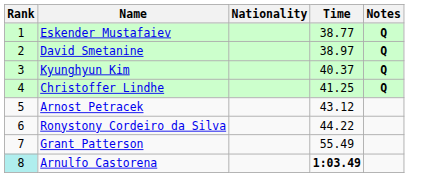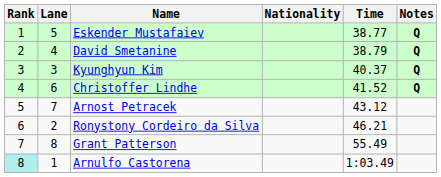+ column: (54, 14)
(337, 51) 38.97 -> (370, 51) 38.79
(337, 88) 41.25 -> (370, 88) 41.52
(337, 126) 44.22 -> (370, 126) 46.21
(337, 163) bold -> (370, 163) normal
